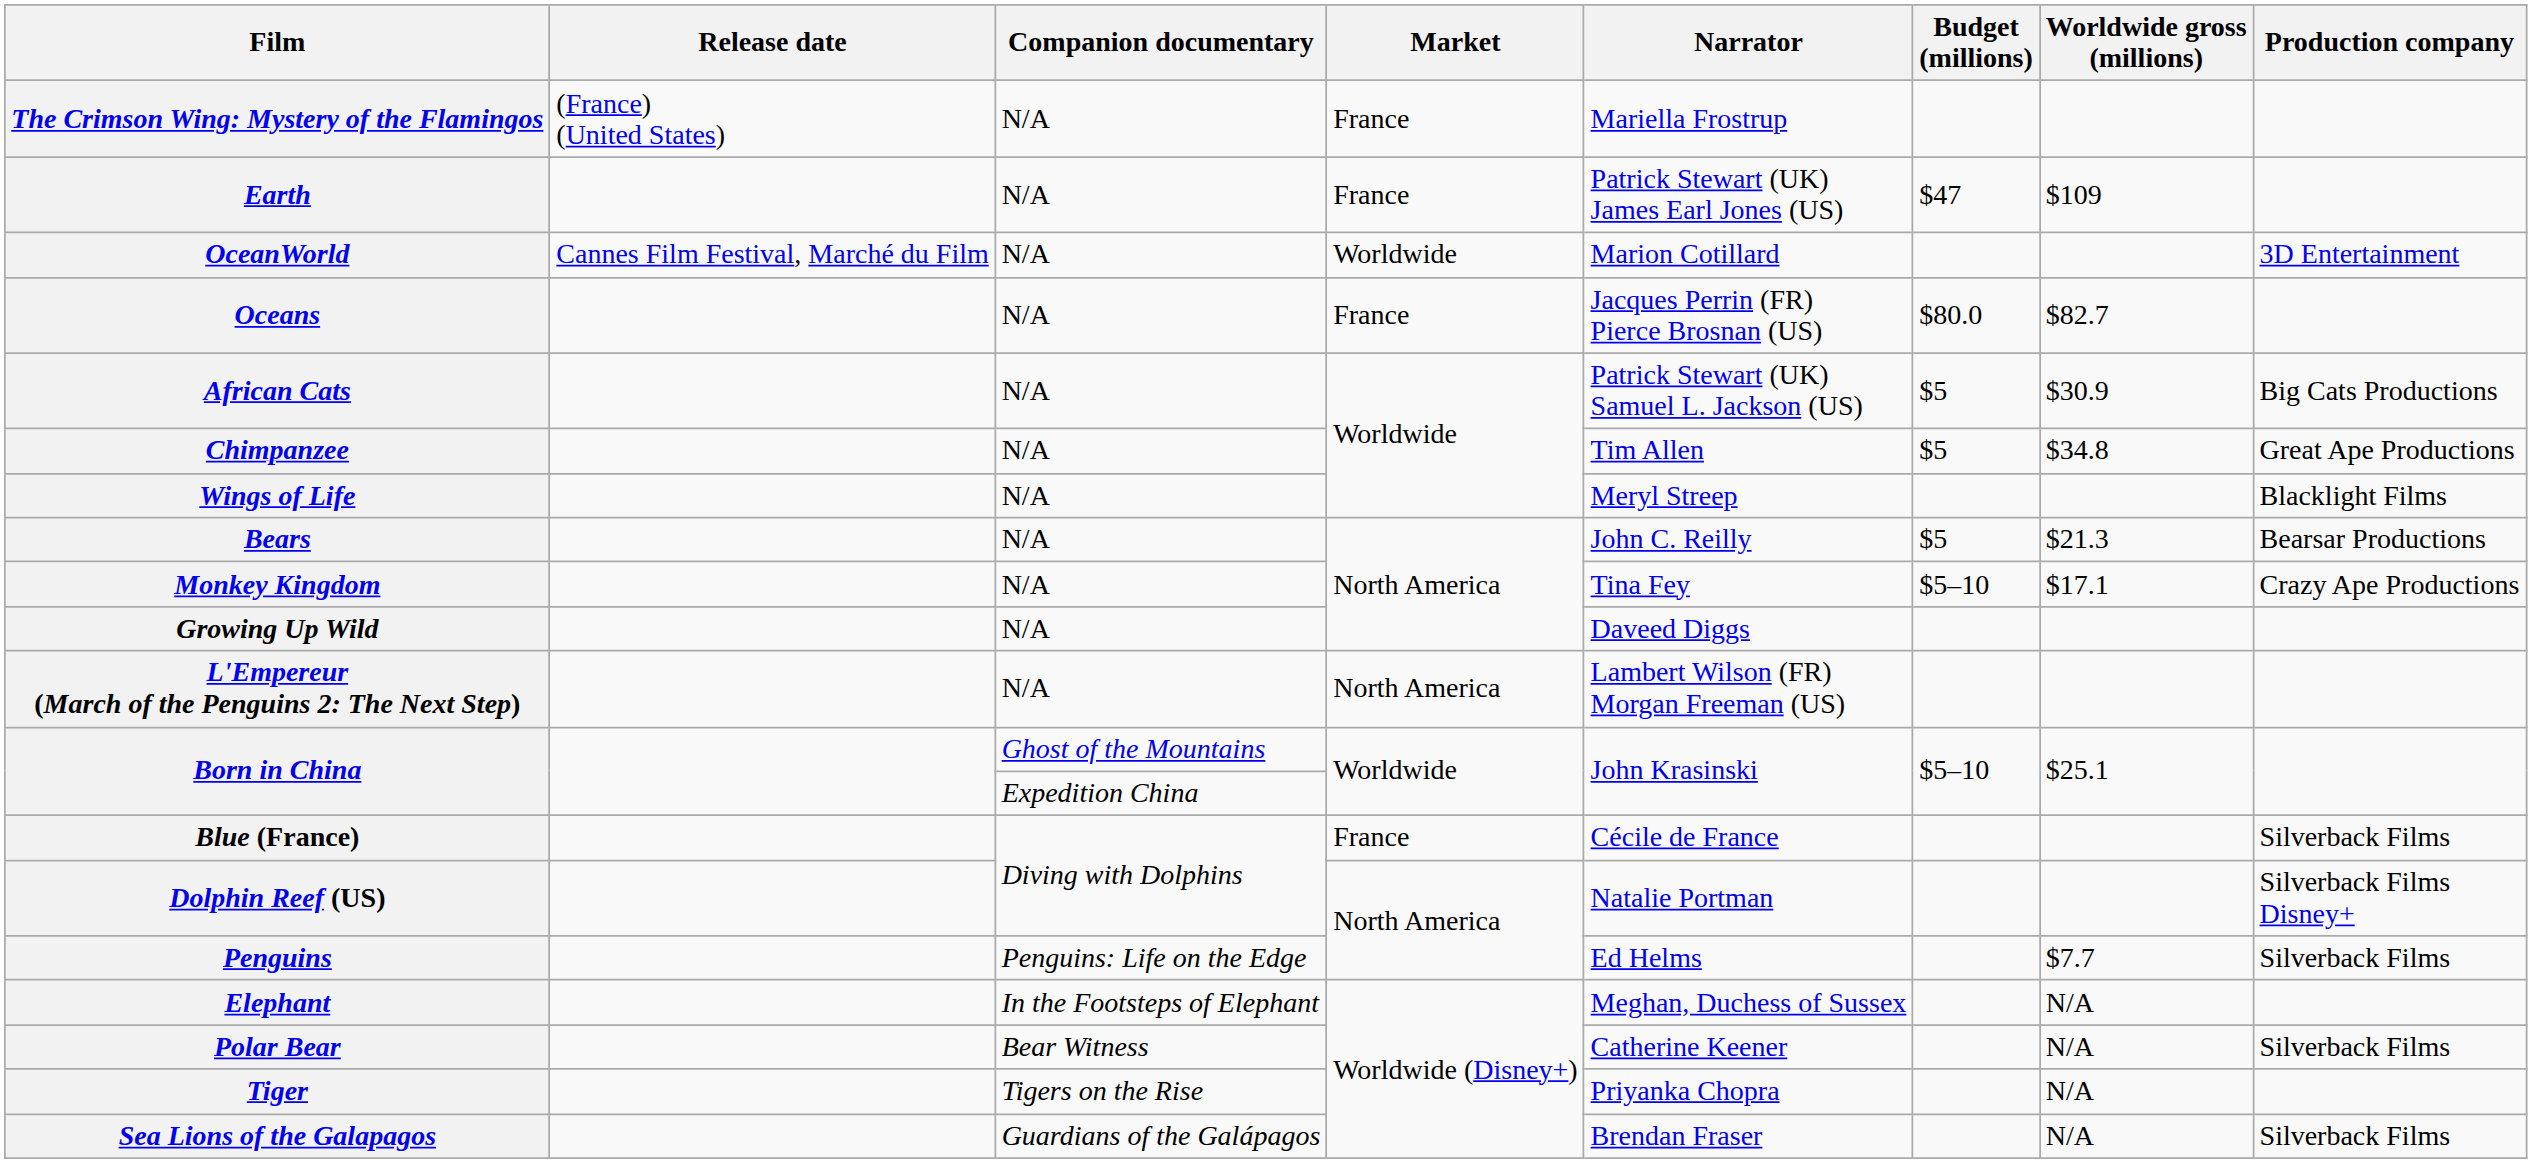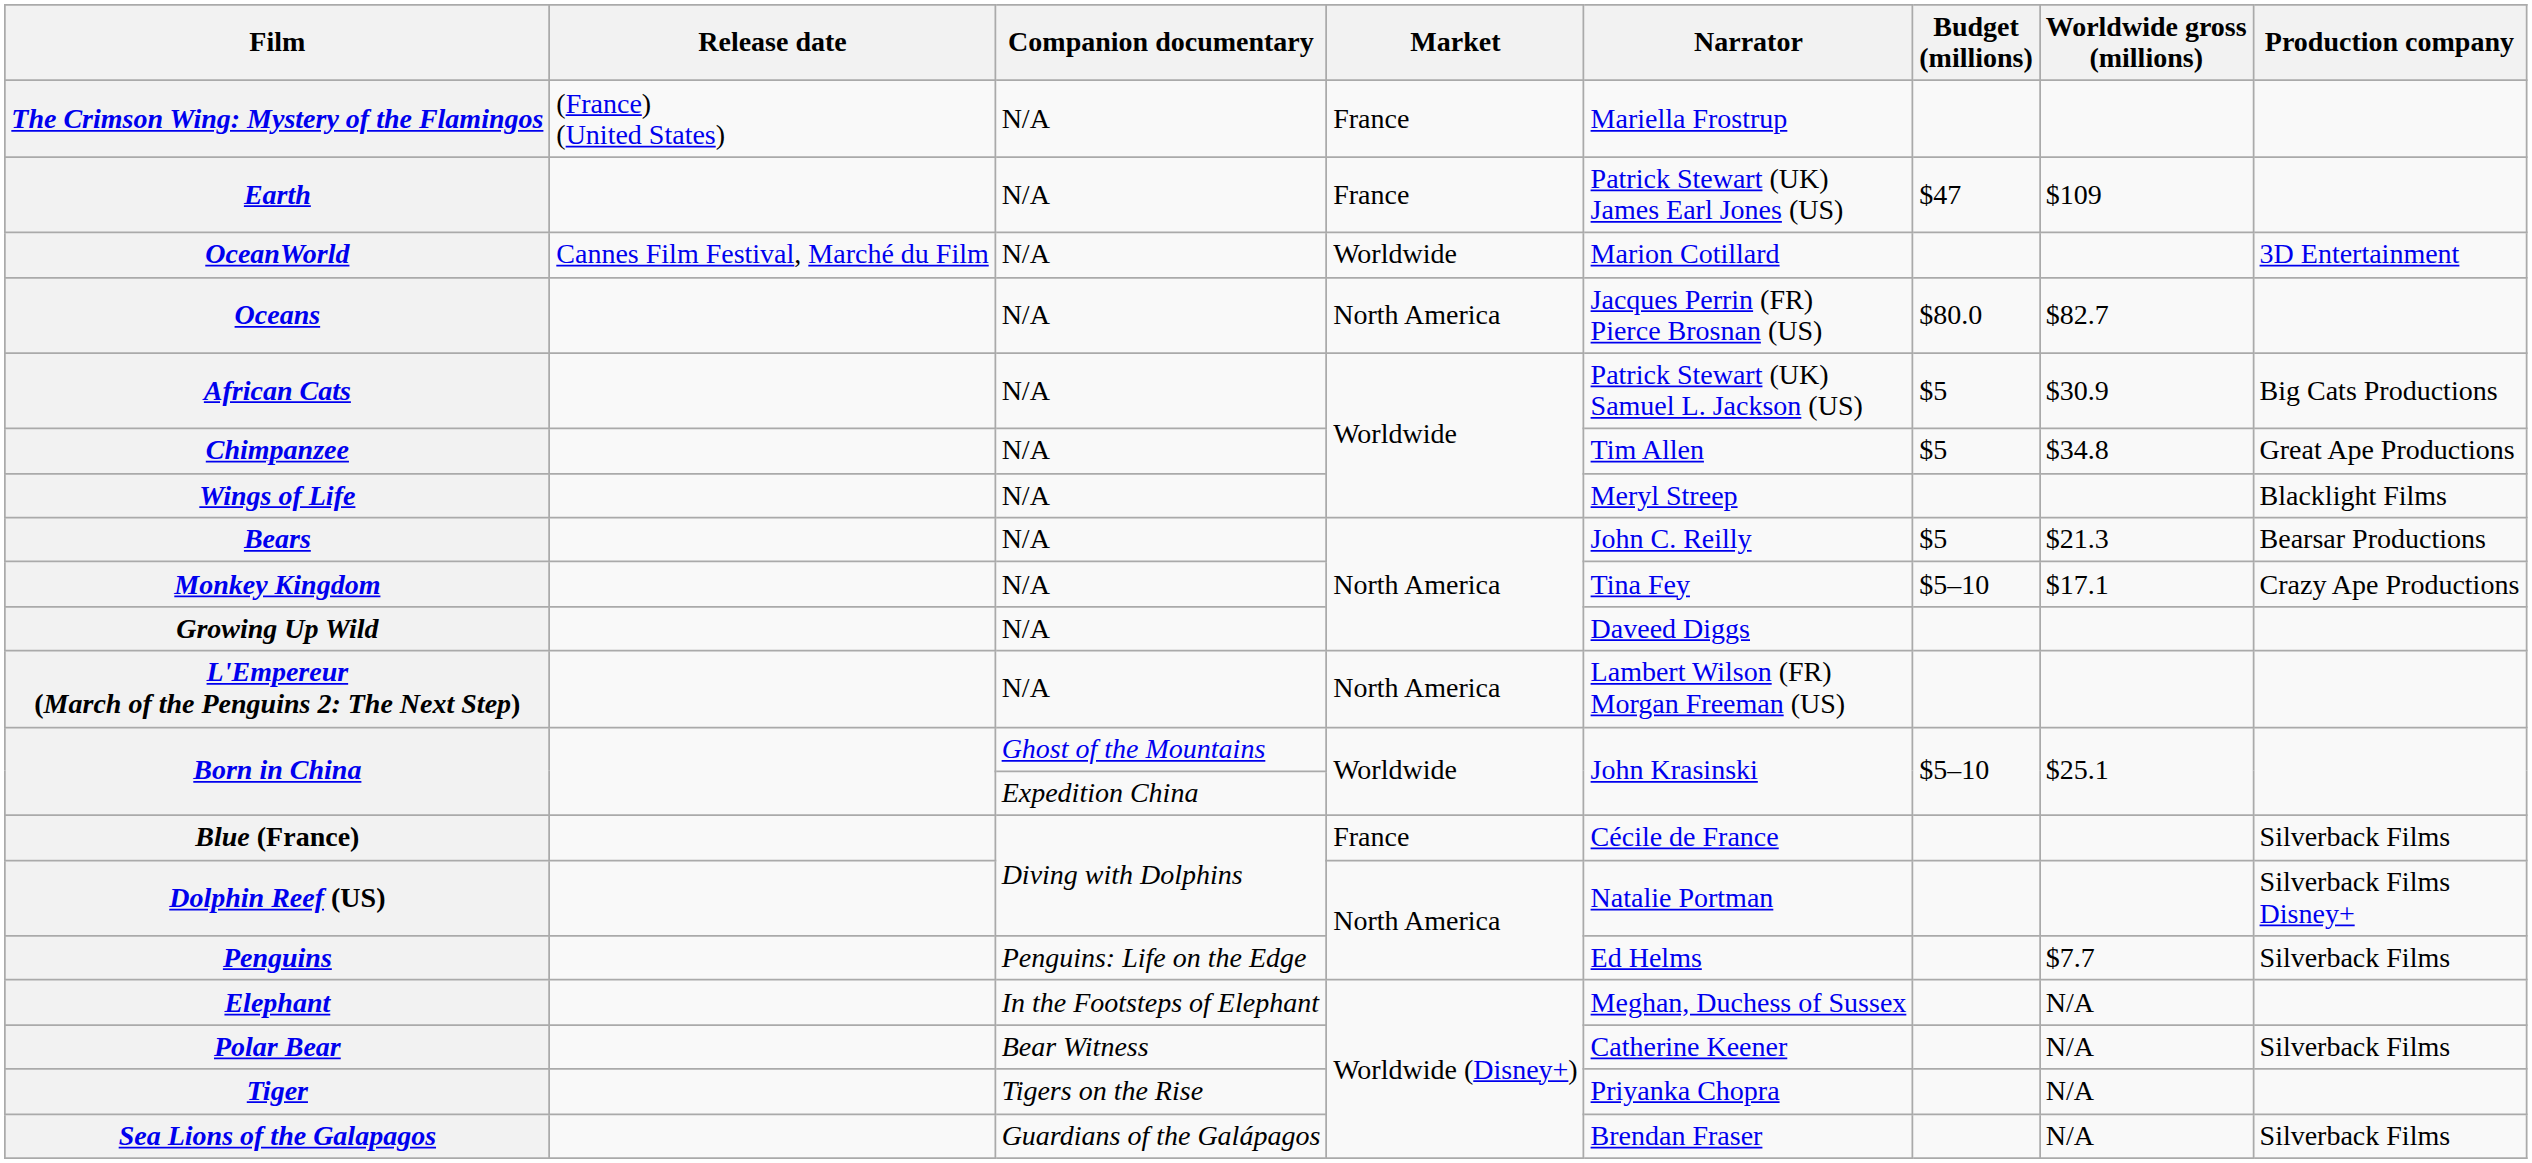(1371, 314) France -> (1417, 314) North America
